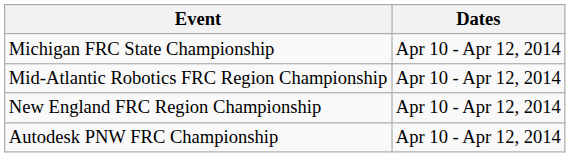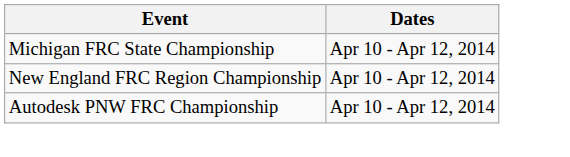- row: (198, 78)
